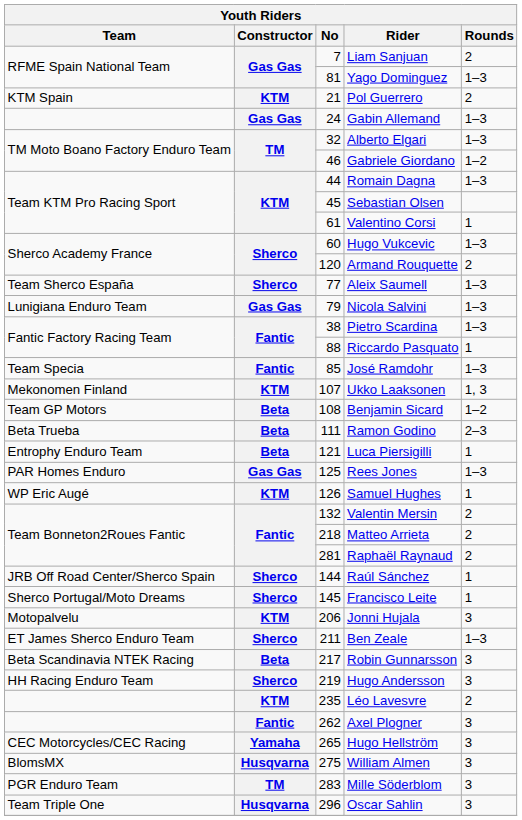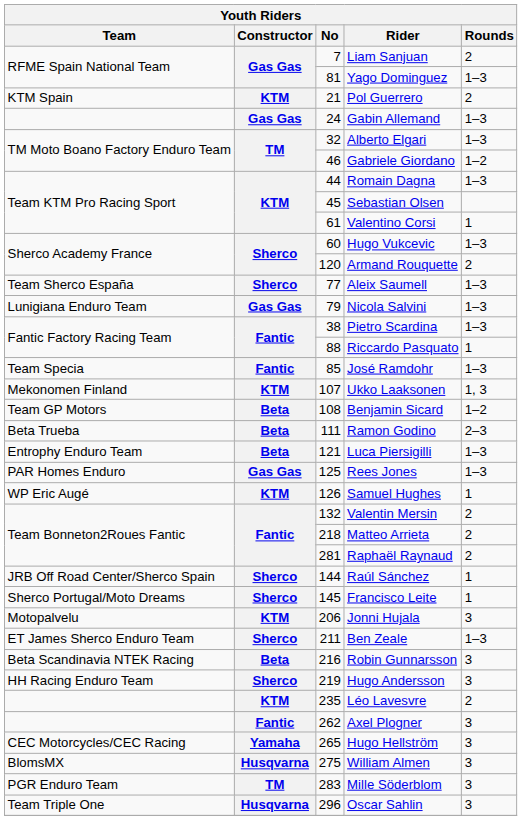(468, 451) 1 -> (476, 451) 1–3
(330, 659) 217 -> (330, 659) 216
